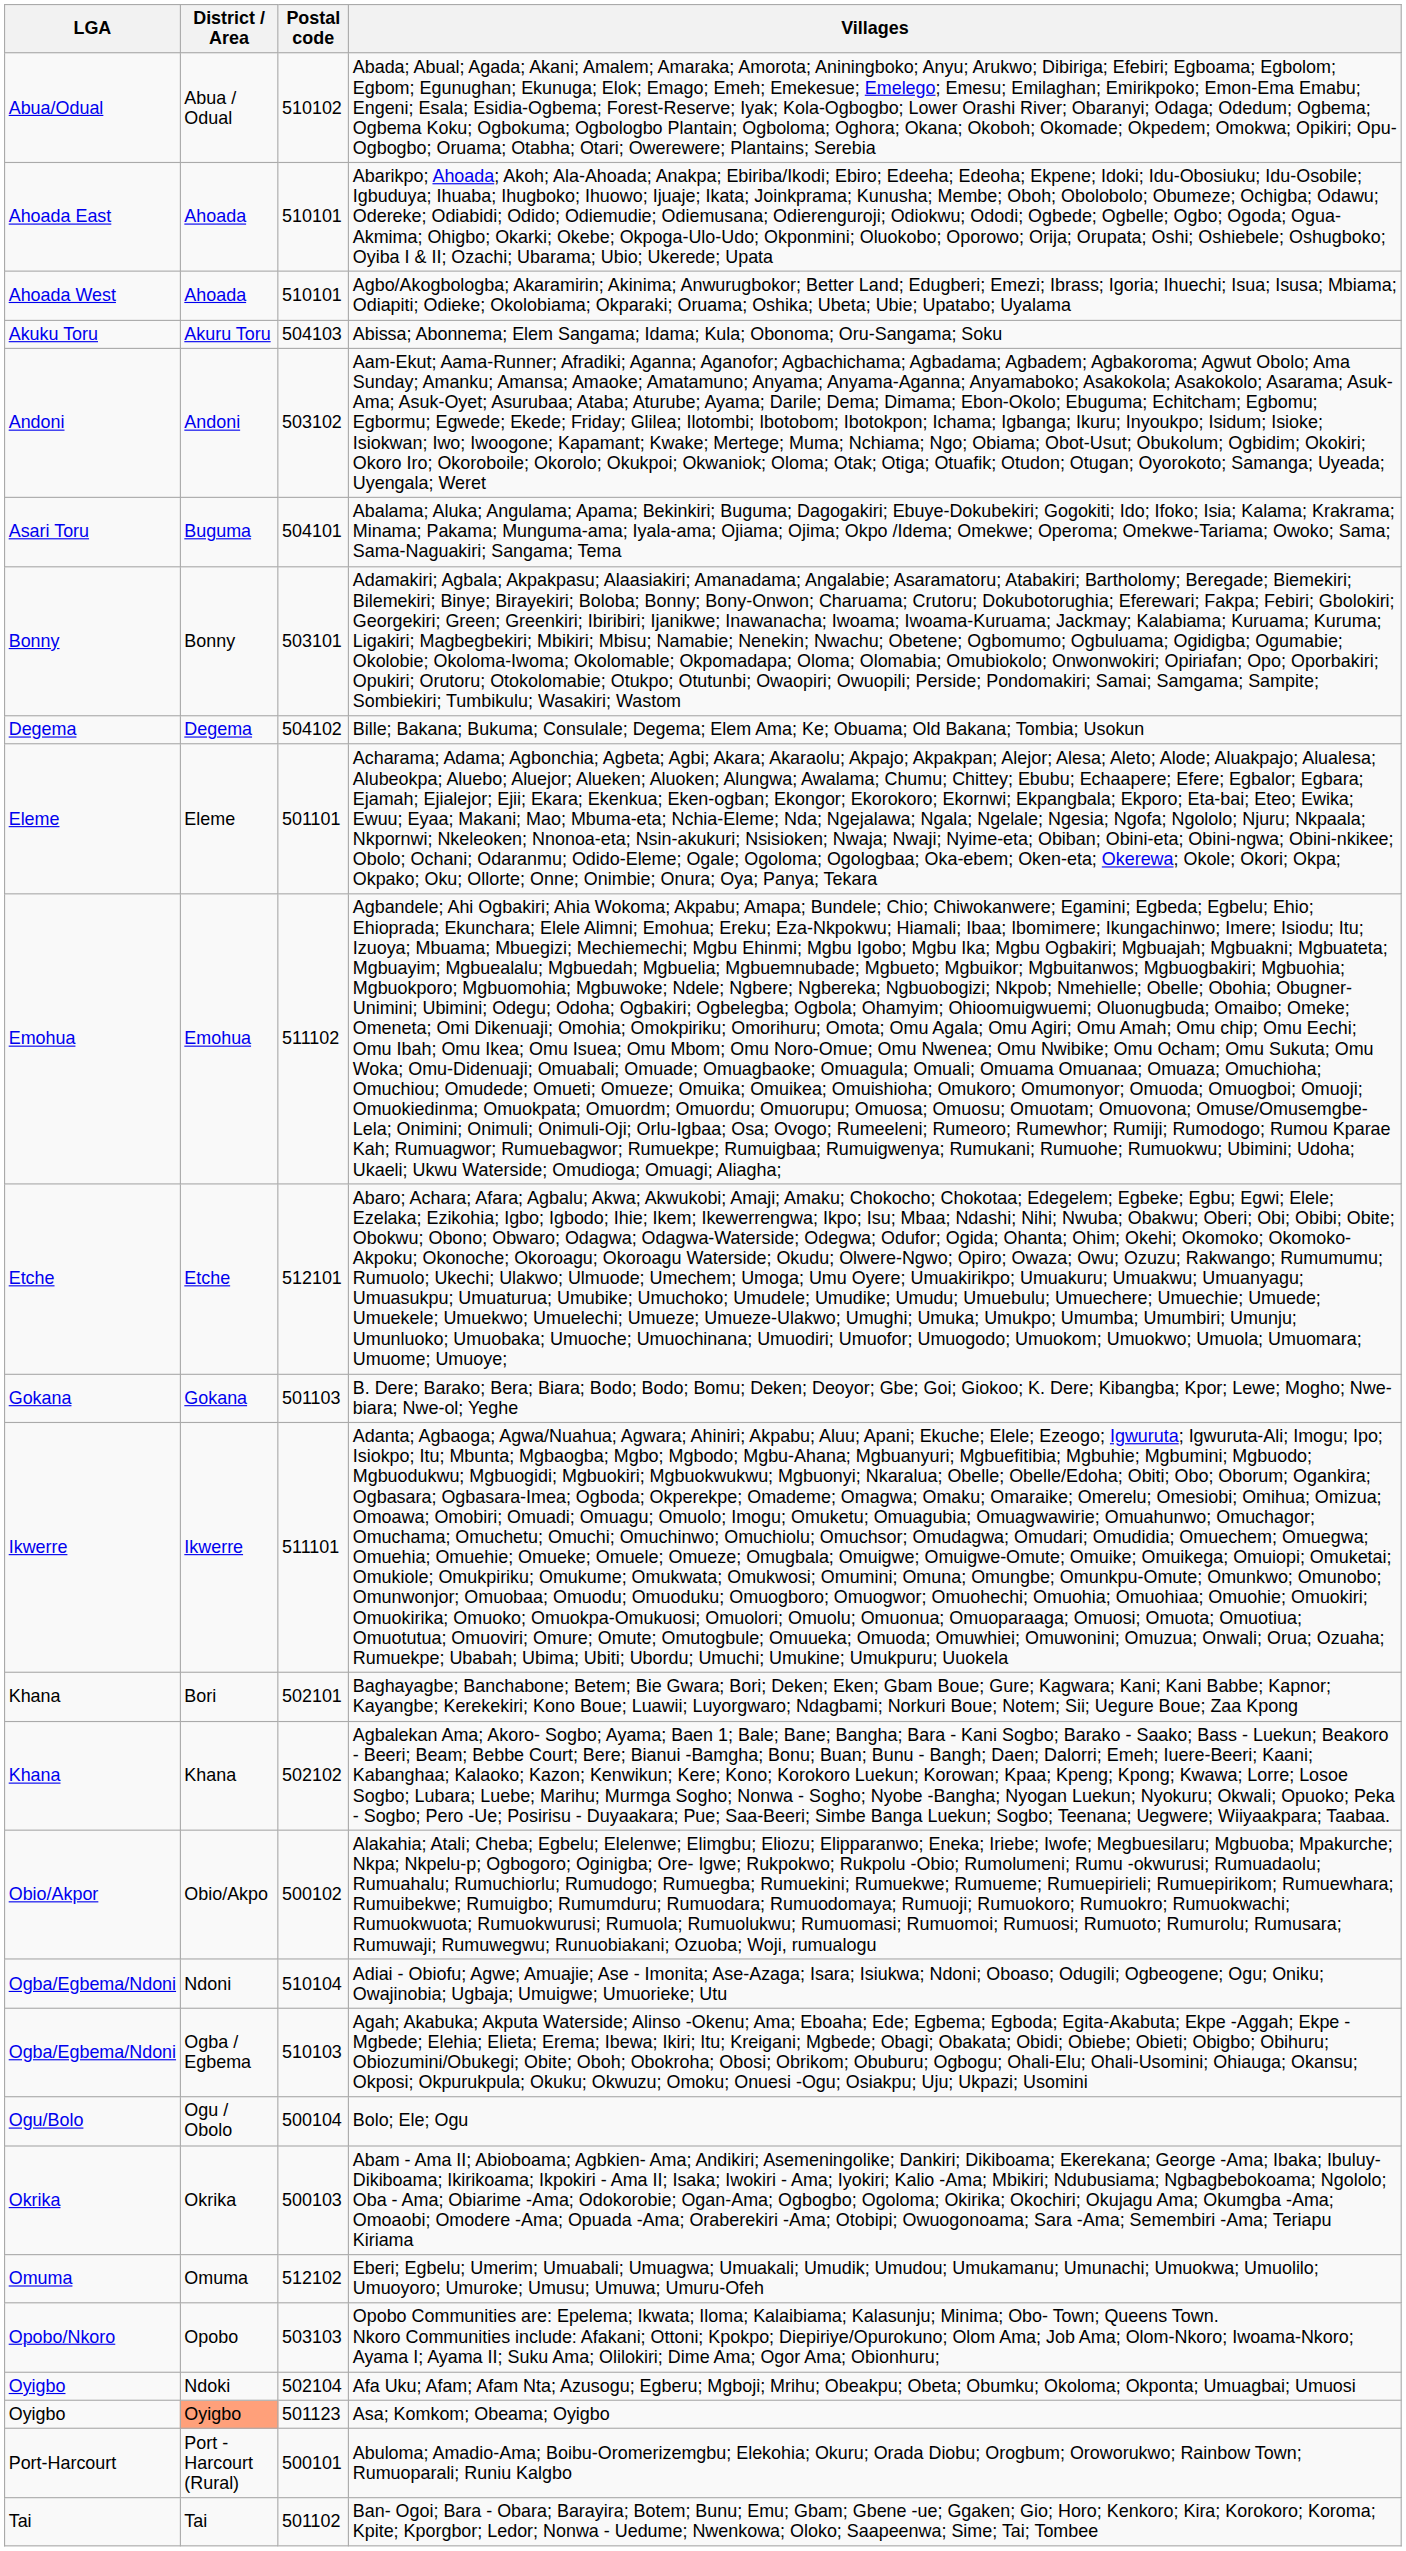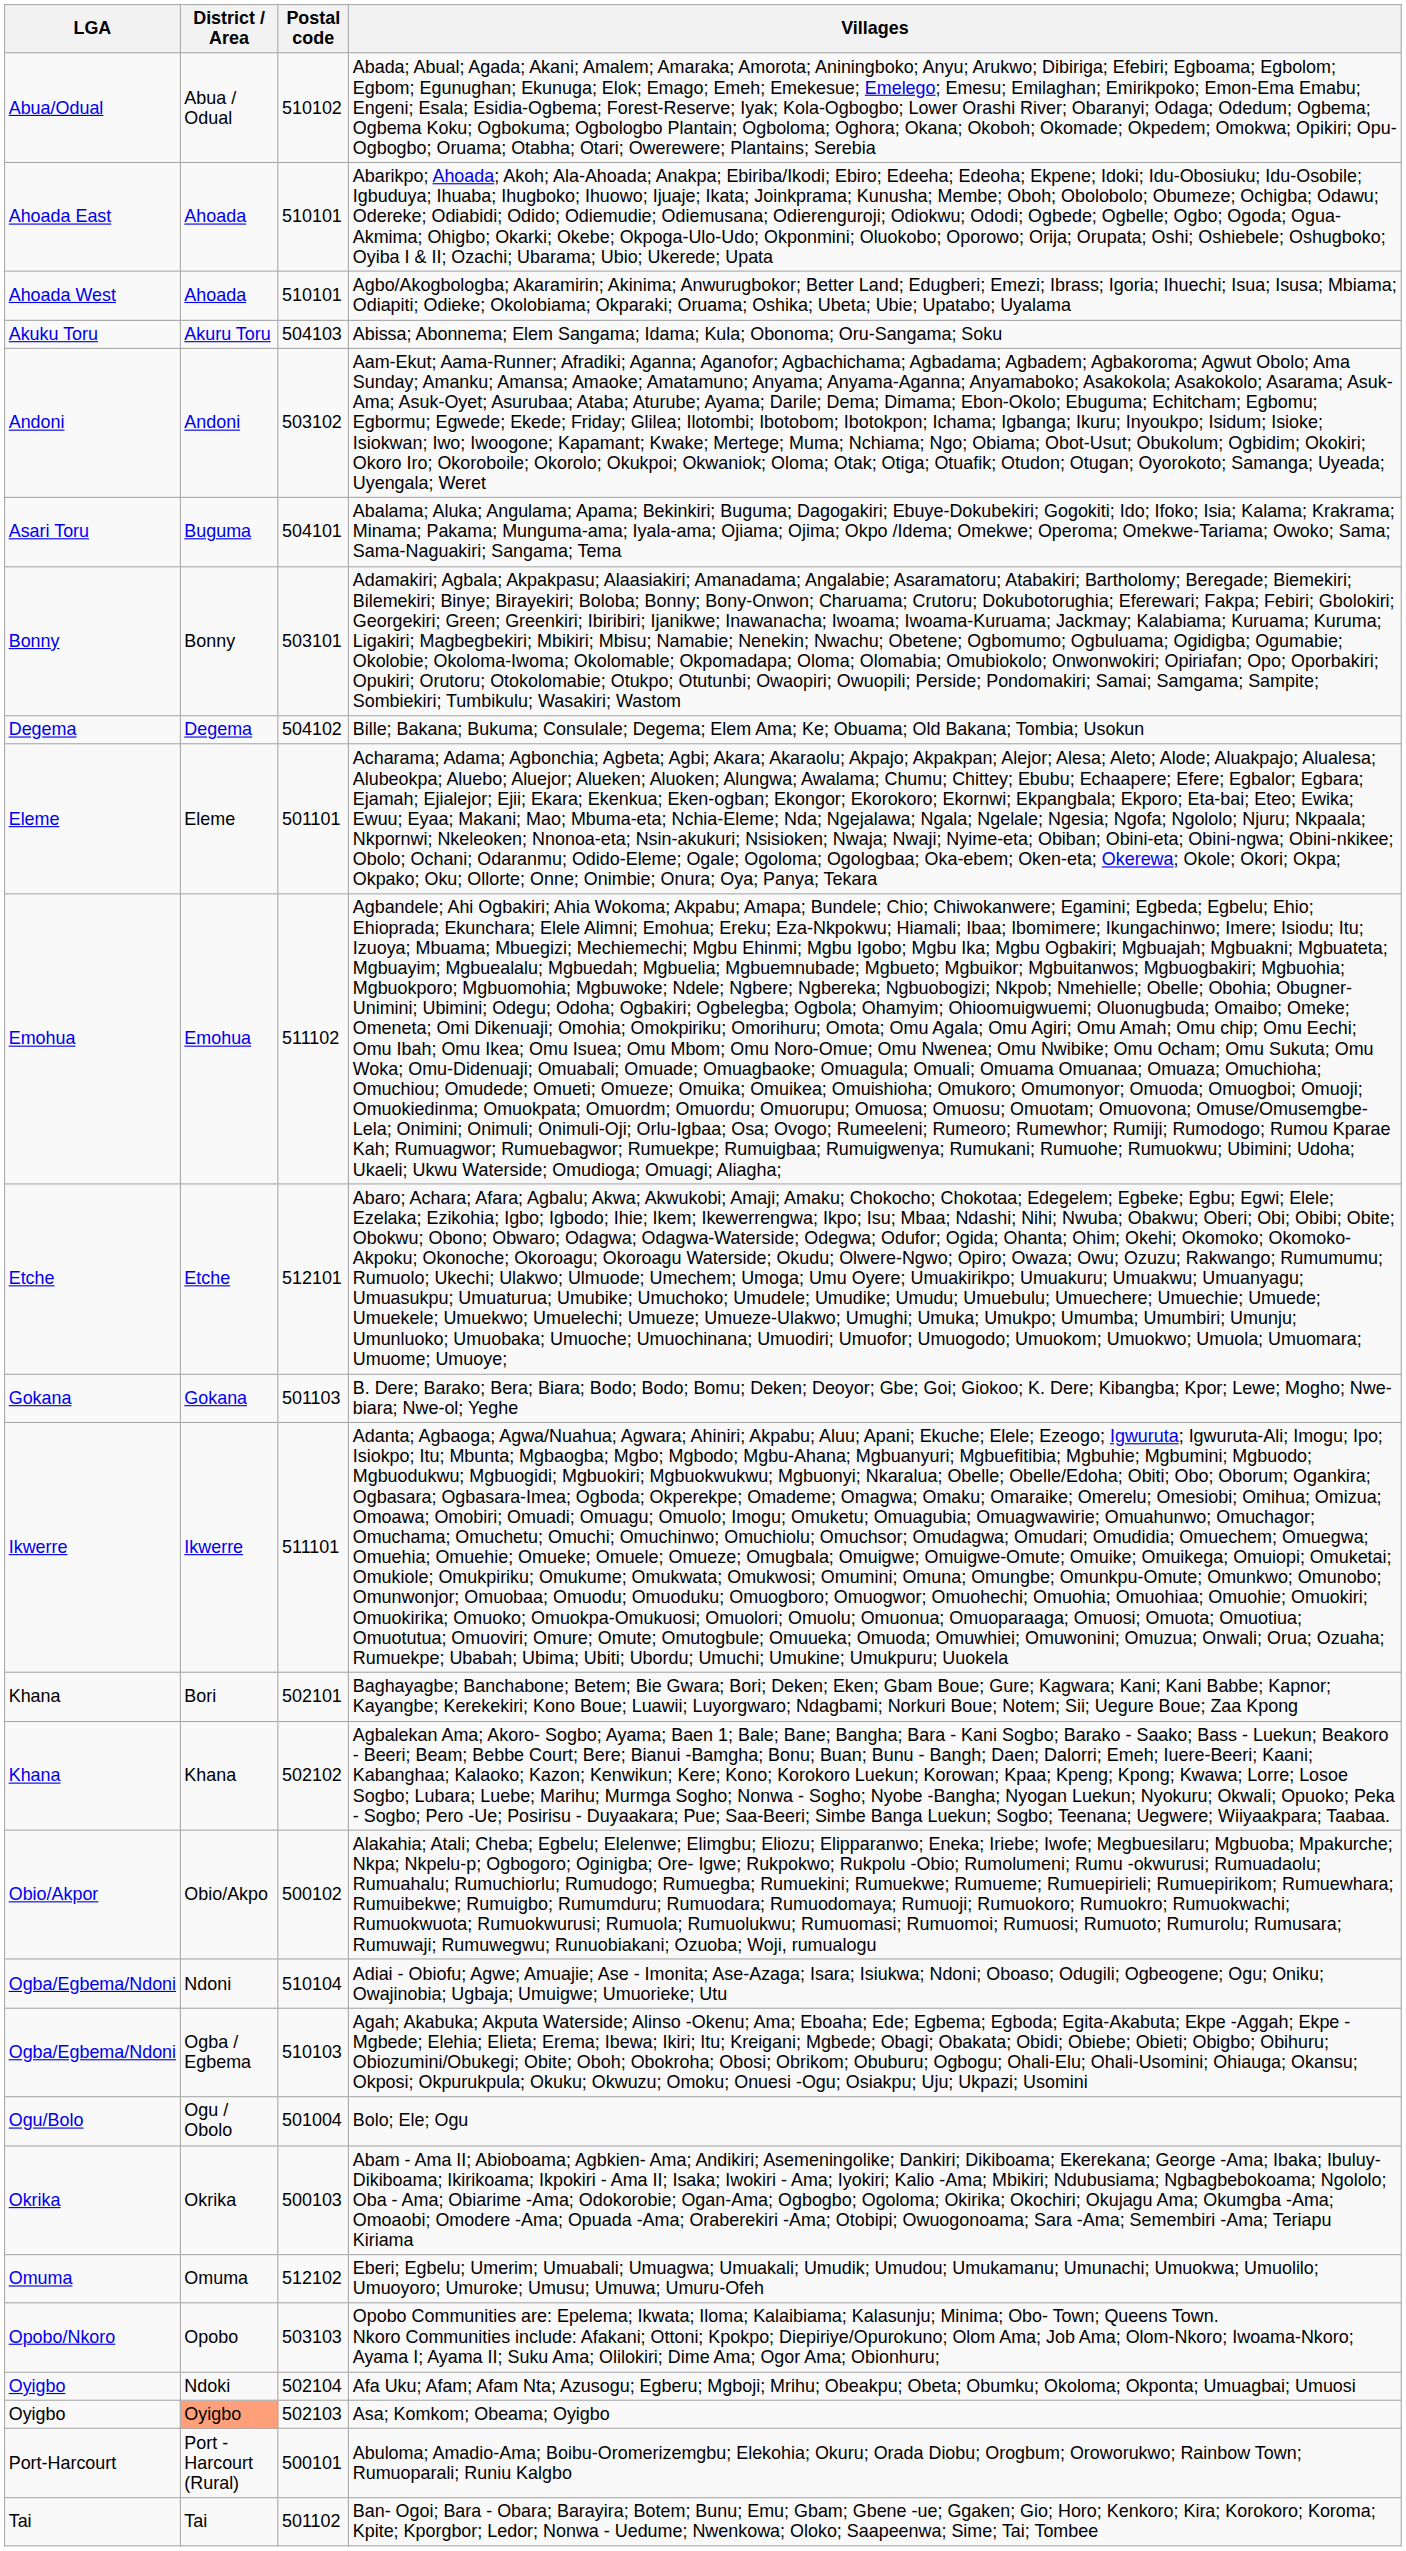(312, 2121) 500104 -> (312, 2121) 501004
(311, 2414) 501123 -> (312, 2414) 502103
